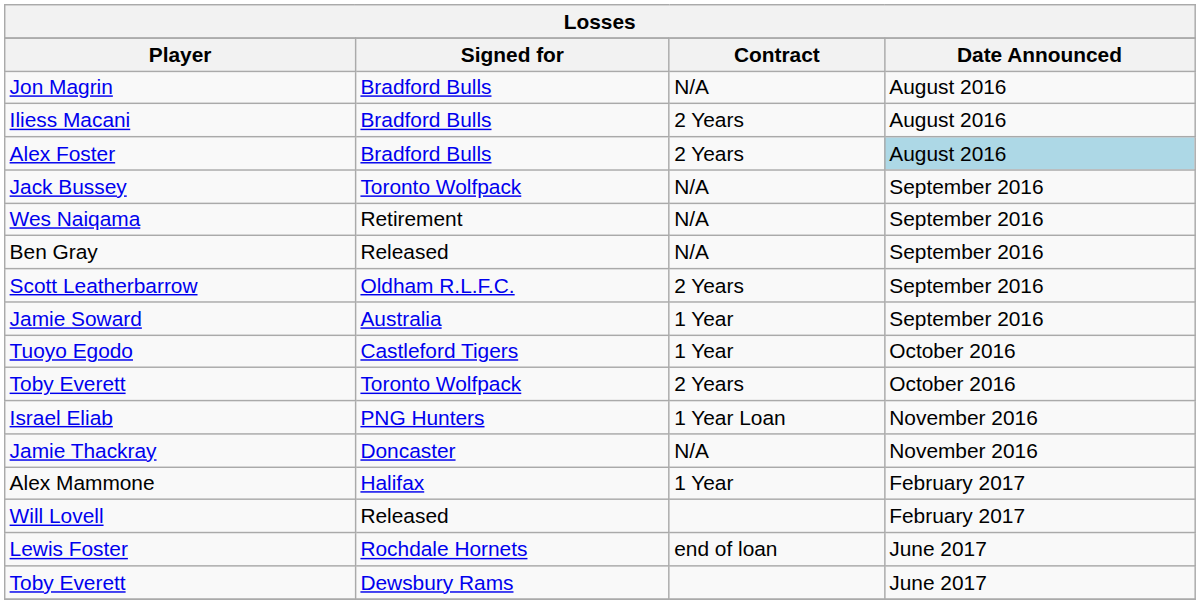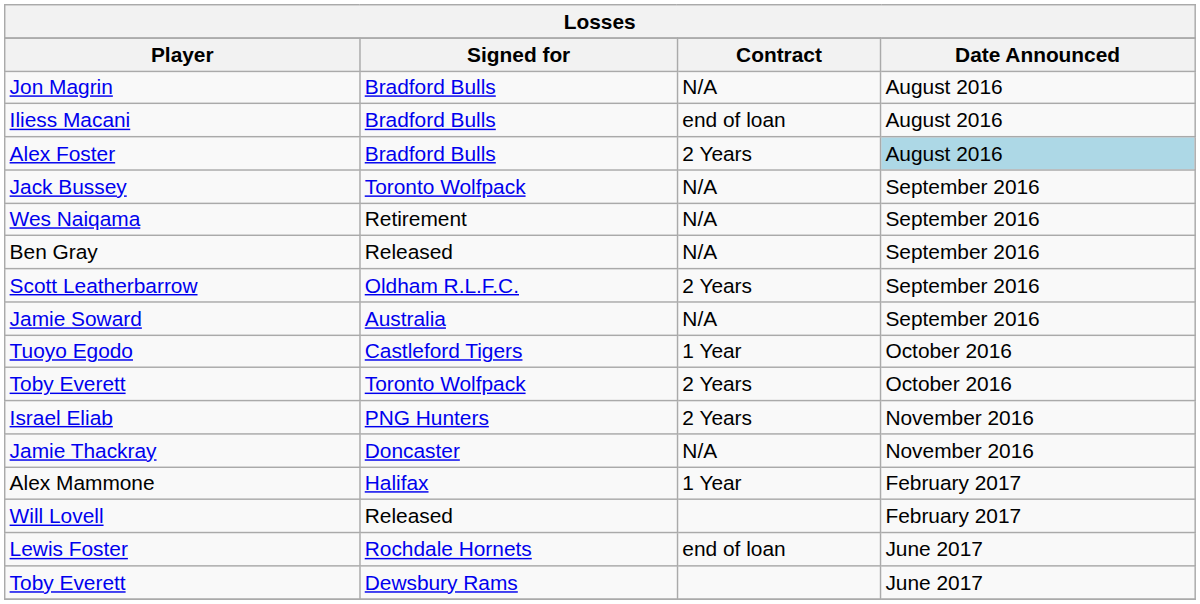(709, 121) 2 Years -> (734, 121) end of loan
(704, 318) 1 Year -> (700, 318) N/A
(730, 417) 1 Year Loan -> (717, 417) 2 Years
